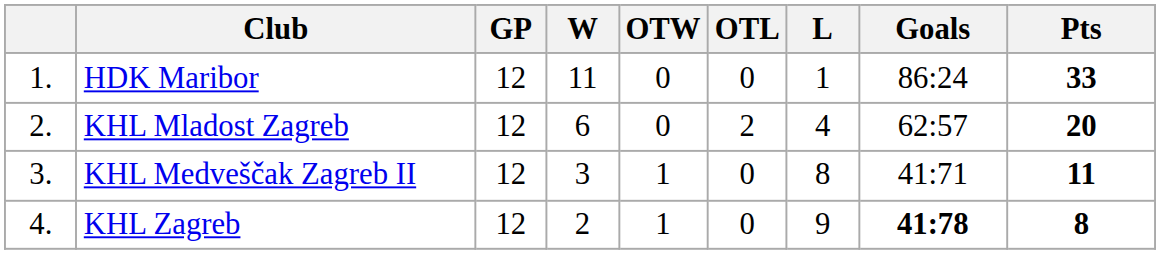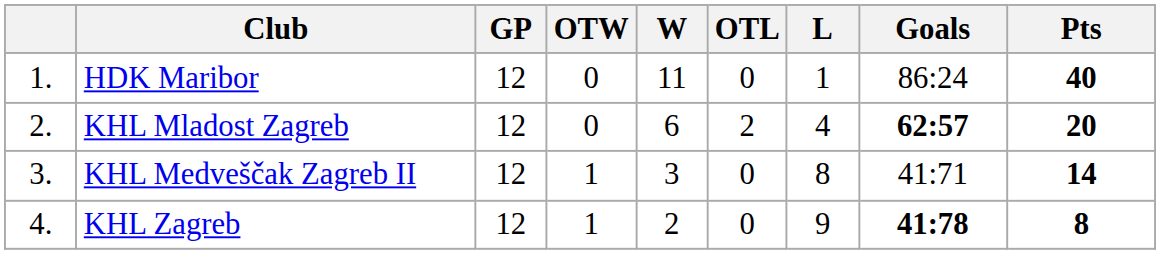columns swapped: (583, 28) <-> (663, 28)
(1081, 77) 33 -> (1081, 77) 40
(933, 126) normal -> (933, 126) bold
(1081, 175) 11 -> (1081, 175) 14
